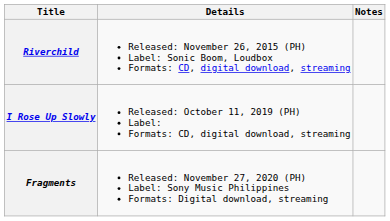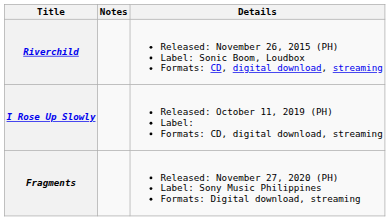columns swapped: (225, 12) <-> (369, 12)
